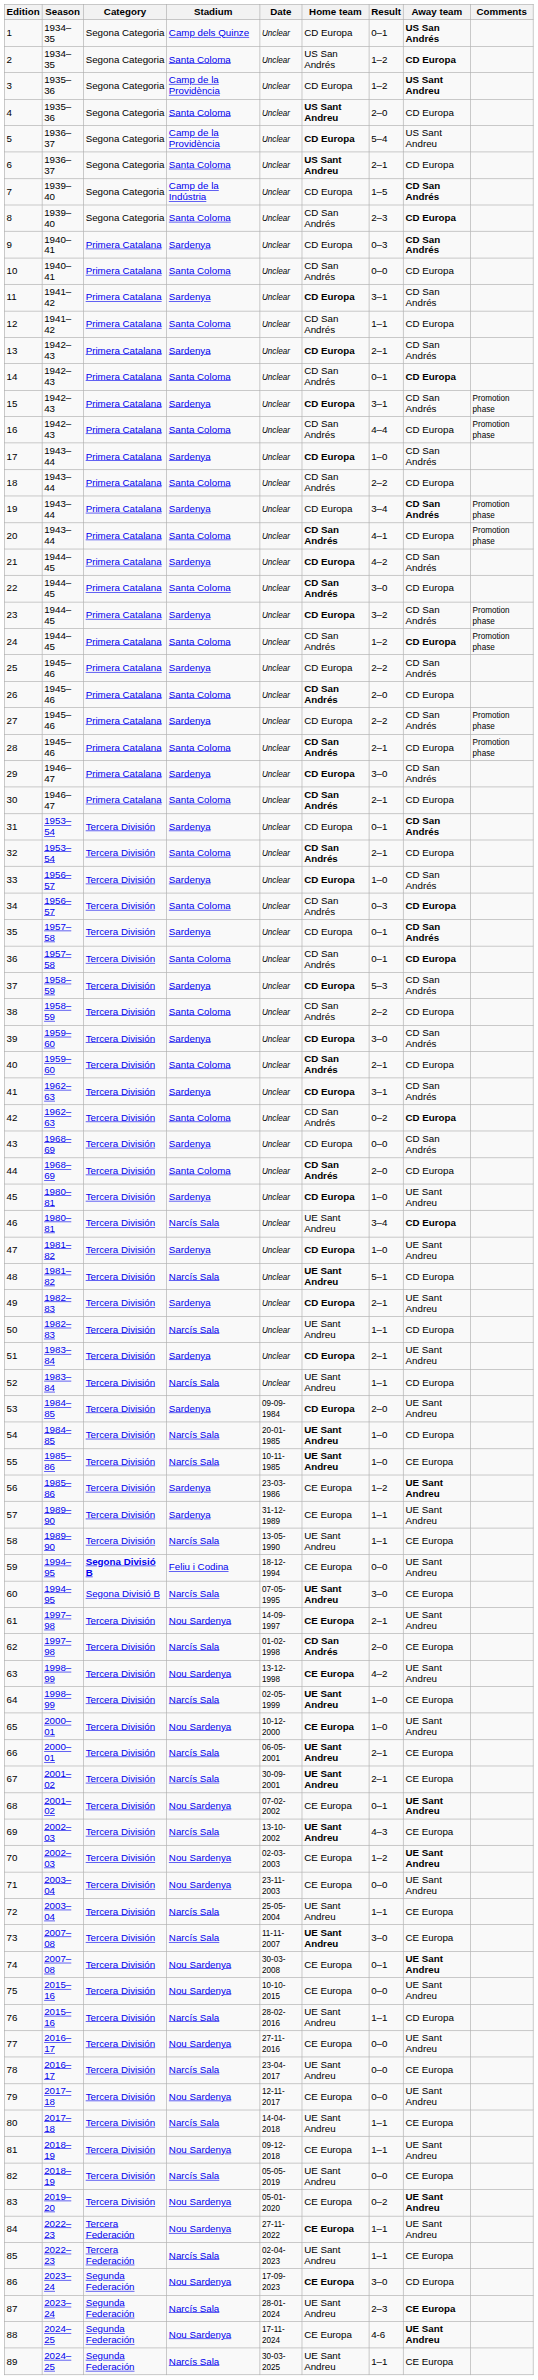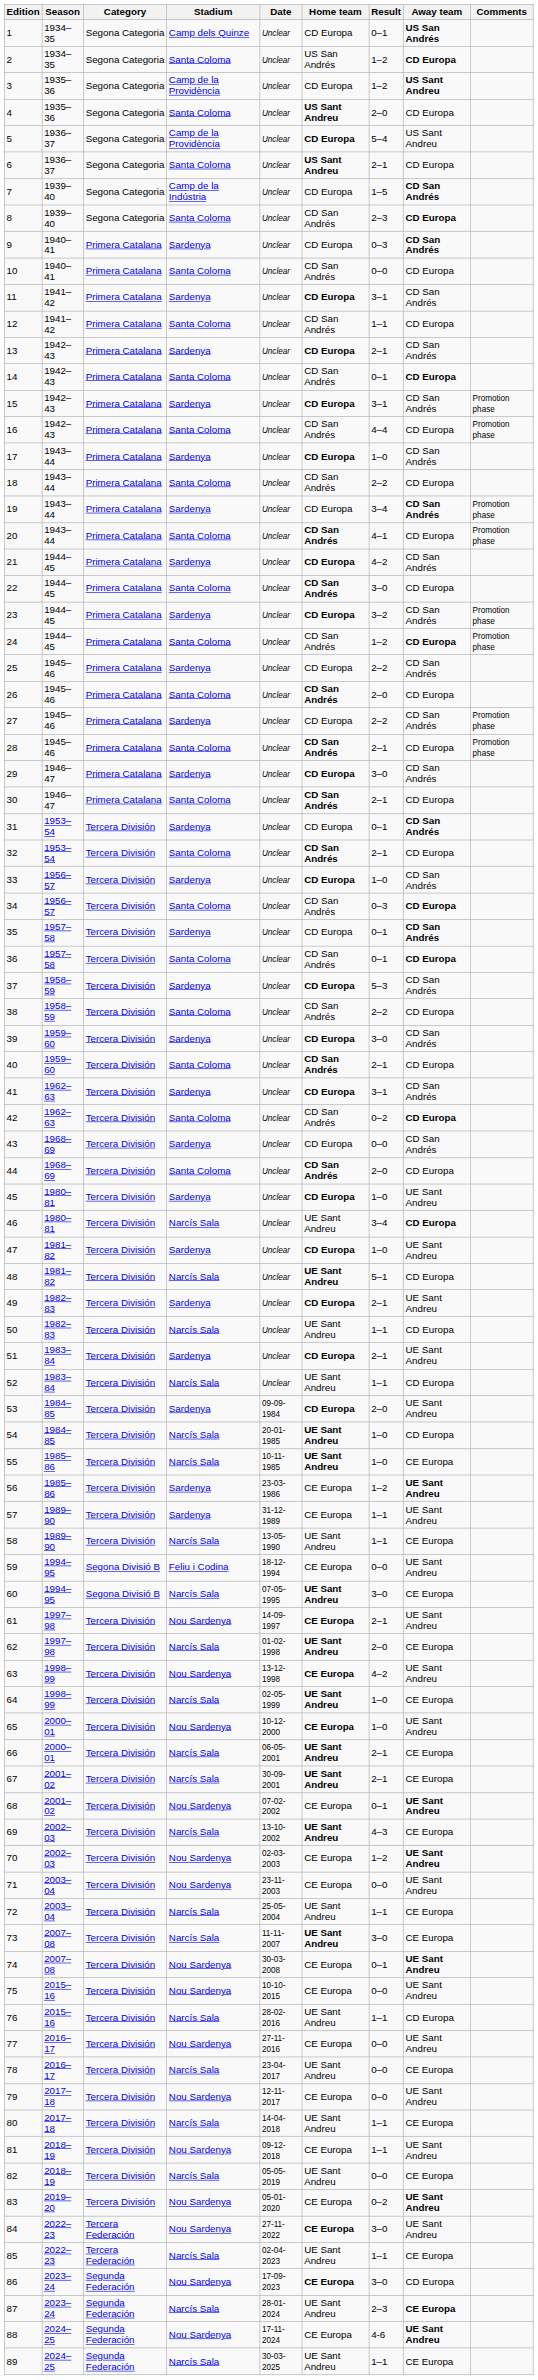(121, 1567) bold -> (123, 1567) normal
(321, 1647) CD San Andrés -> (323, 1647) UE Sant Andreu
(379, 2229) 1–1 -> (379, 2229) 3–0
